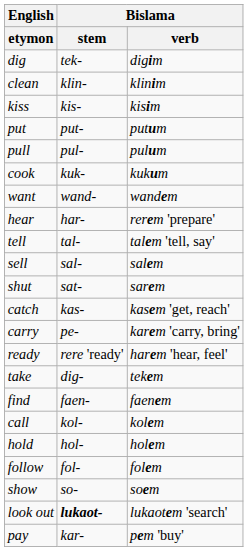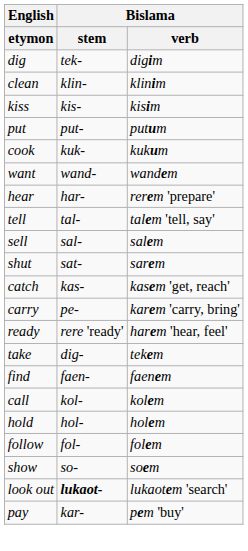- row: (19, 151)
